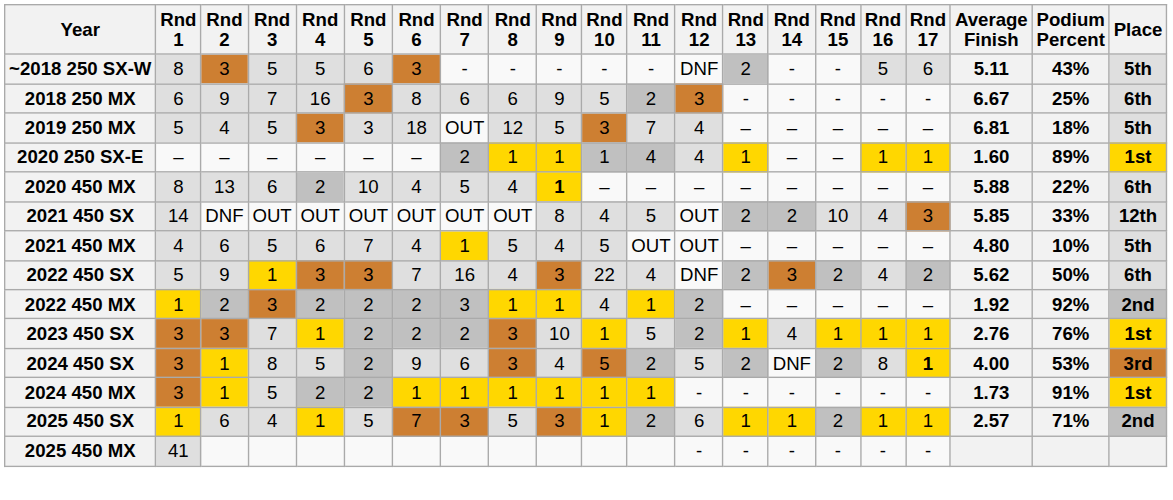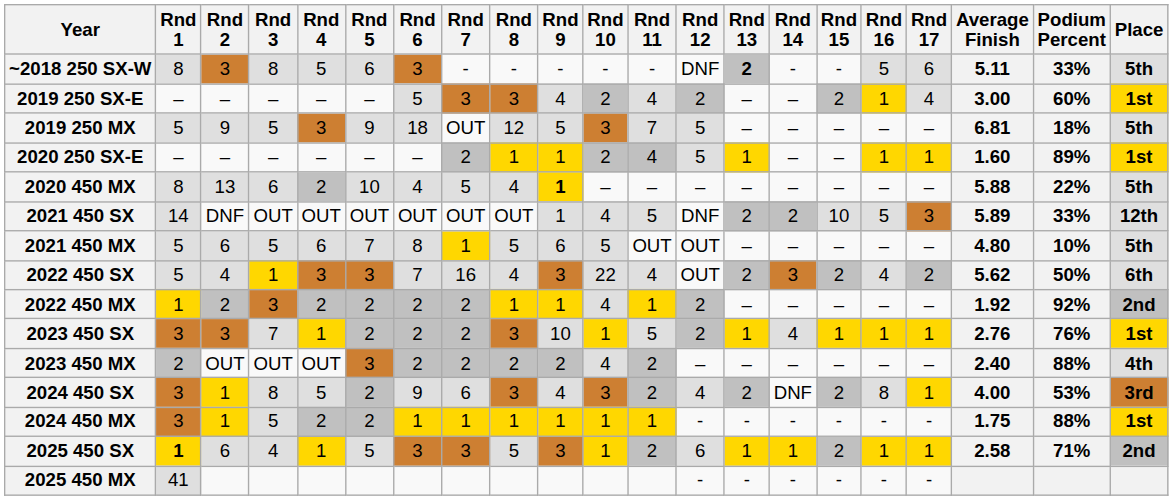(272, 69) 5 -> (273, 69) 8
(746, 69) normal -> (747, 69) bold
(1071, 69) 43% -> (1072, 69) 33%
- row: (80, 98)
+ row: (80, 98)
(224, 128) 4 -> (225, 128) 9
(368, 128) 3 -> (369, 128) 9
(699, 128) 4 -> (700, 128) 5
(604, 157) 1 -> (605, 157) 2
(699, 157) 4 -> (700, 157) 5
(1138, 186) 6th -> (1139, 186) 5th
(559, 216) 8 -> (560, 216) 1
(699, 216) OUT -> (700, 216) DNF
(883, 216) 4 -> (884, 216) 5
(991, 216) 5.85 -> (992, 216) 5.89
(178, 245) 4 -> (178, 245) 5
(416, 245) 4 -> (418, 245) 8
(559, 245) 4 -> (560, 245) 6
(224, 274) 9 -> (225, 274) 4
(699, 274) DNF -> (700, 274) OUT
(465, 304) 3 -> (466, 304) 2
+ row: (80, 363)
(604, 363) 5 -> (605, 392) 3
(699, 363) 5 -> (700, 392) 4
(928, 363) bold -> (929, 392) normal
(991, 392) 1.73 -> (992, 421) 1.75
(1071, 392) 91% -> (1072, 421) 88%
(178, 421) normal -> (178, 451) bold
(416, 421) 7 -> (418, 451) 3
(991, 421) 2.57 -> (992, 451) 2.58
